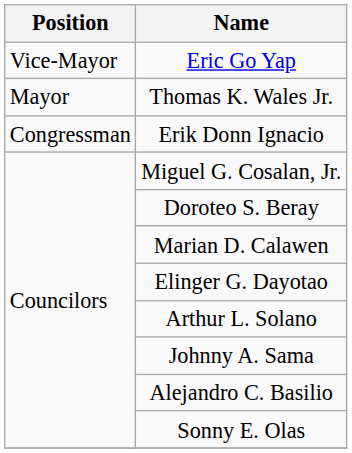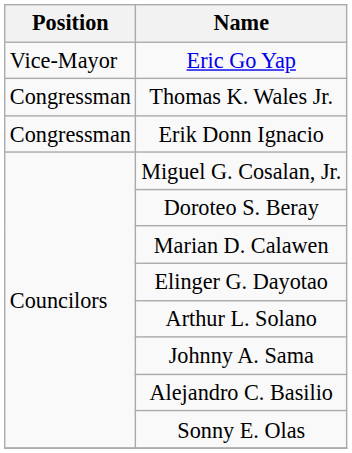(39, 97) Mayor -> (70, 97) Congressman
